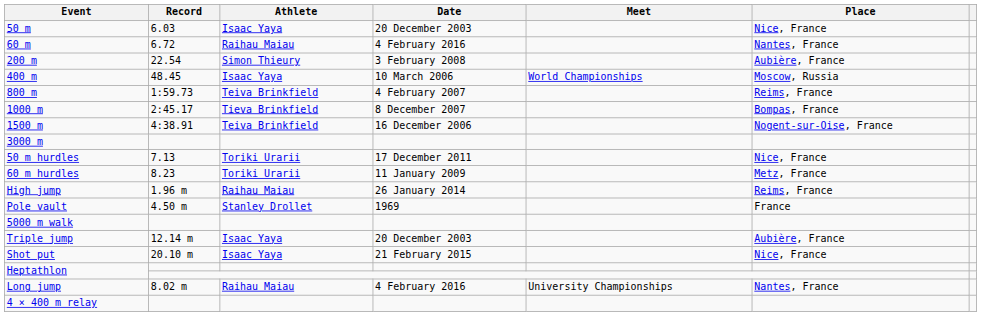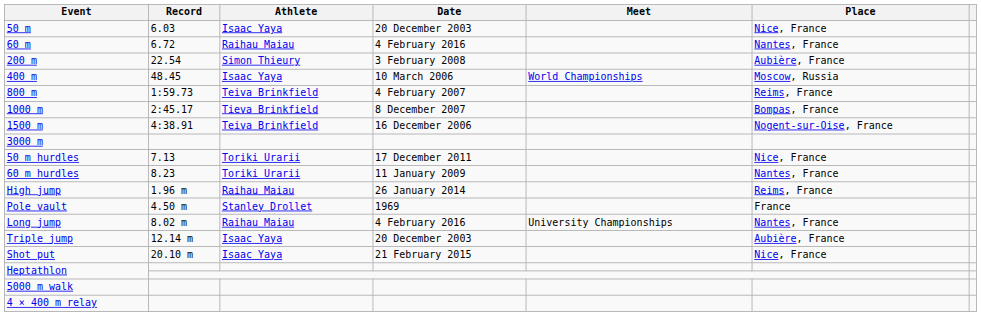(790, 174) Metz, France -> (796, 174) Nantes, France
rows swapped: (34, 287) <-> (40, 223)
